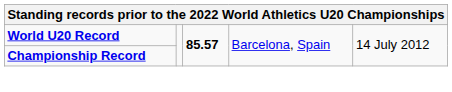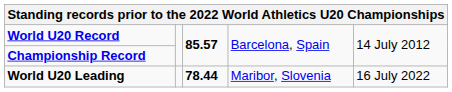+ row: (66, 76)
